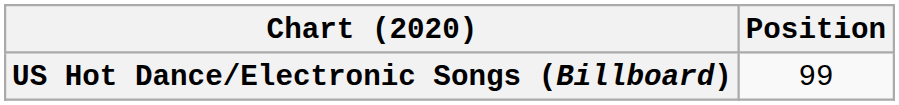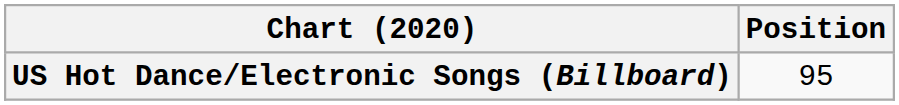(816, 77) 99 -> (816, 77) 95
